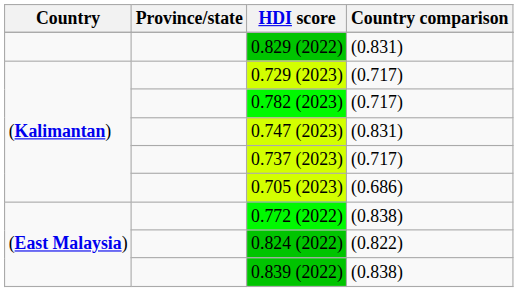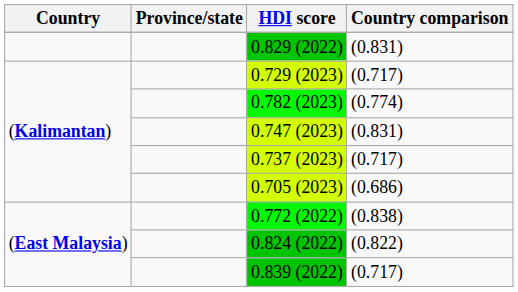(377, 103) (0.717) -> (377, 103) (0.774)
(377, 272) (0.838) -> (377, 272) (0.717)
